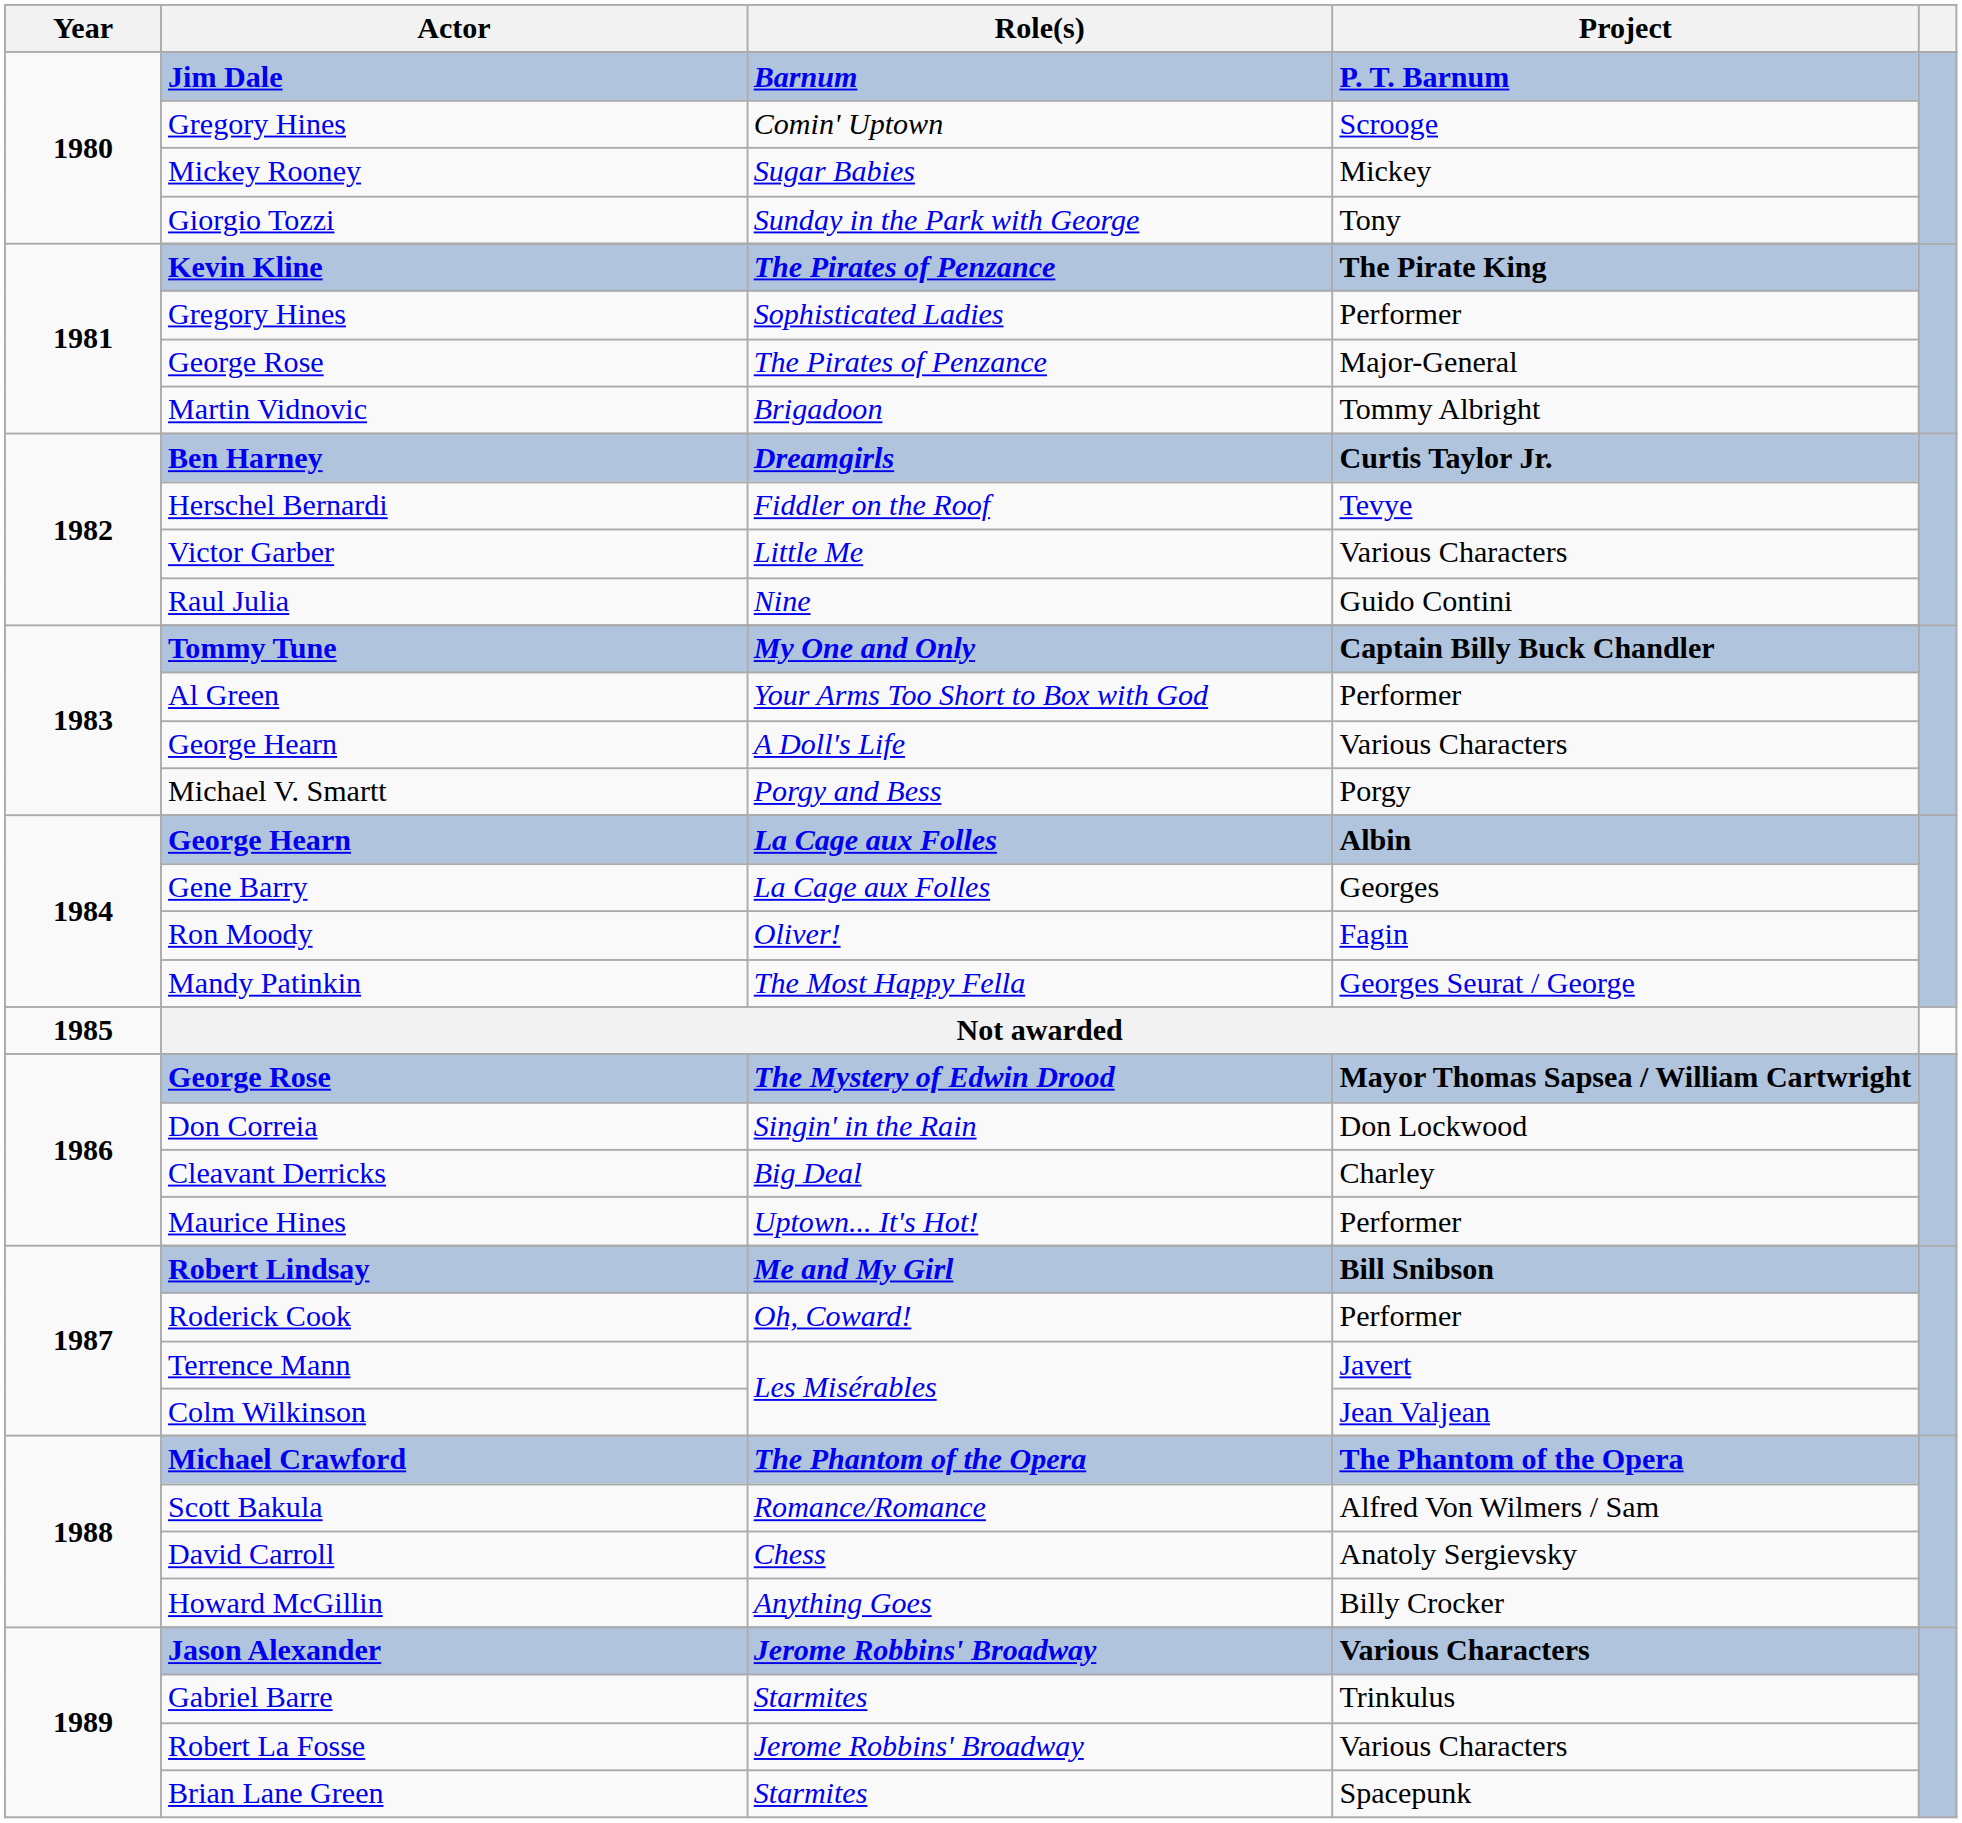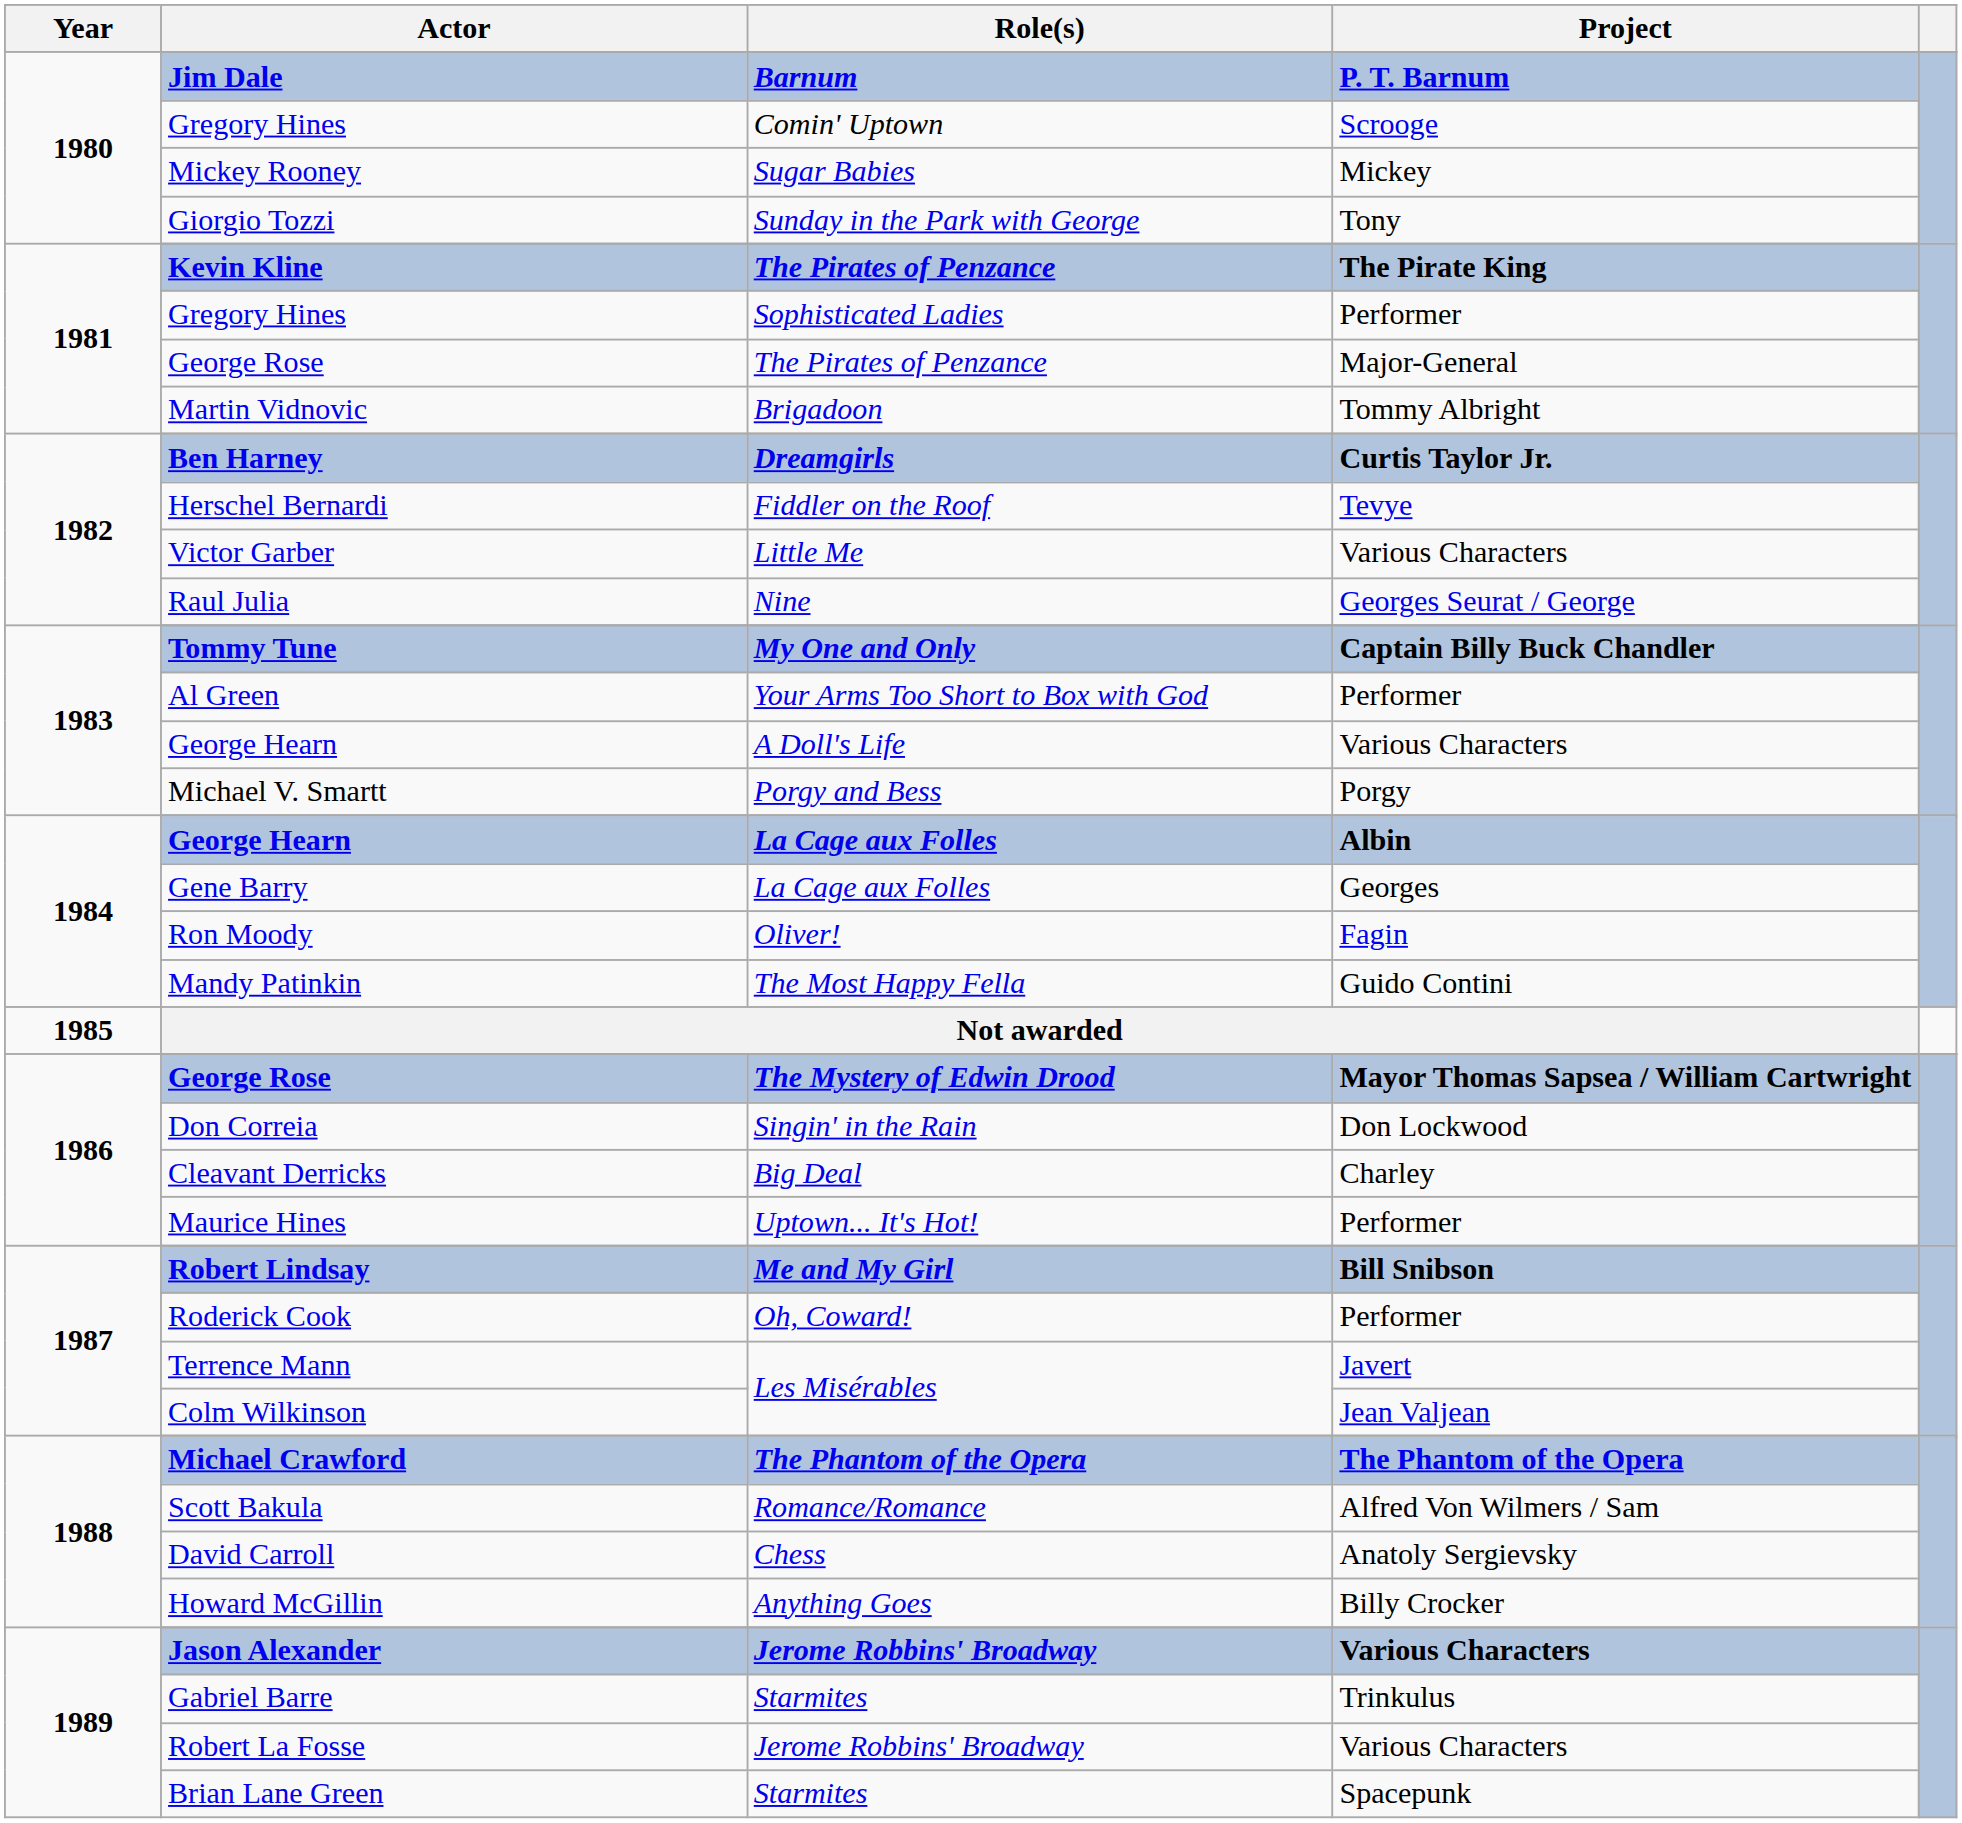(1426, 600) Guido Contini -> (1487, 600) Georges Seurat / George
(1487, 982) Georges Seurat / George -> (1426, 982) Guido Contini
